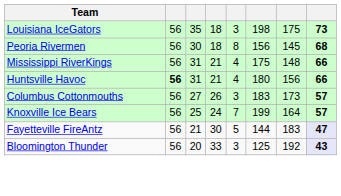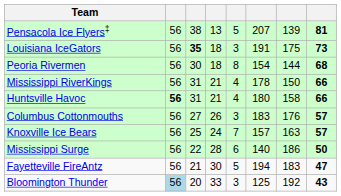+ row: (58, 31)
(196, 29) normal -> (196, 49) bold
(261, 29) 198 -> (261, 49) 191
(261, 46) 156 -> (261, 65) 154
(291, 46) 145 -> (291, 65) 144
(261, 63) 175 -> (261, 82) 178
(291, 63) 148 -> (291, 82) 150
(291, 79) 156 -> (291, 99) 158
(291, 96) 173 -> (291, 116) 176
(261, 113) 199 -> (261, 132) 157
(291, 113) 164 -> (291, 132) 163
+ row: (48, 149)
(261, 130) 144 -> (261, 166) 194
(321, 130) lavender background -> (321, 166) no background
(175, 146) no background -> (175, 183) lightblue background
(321, 146) lavender background -> (321, 183) no background
